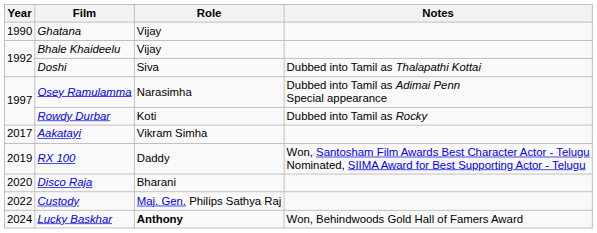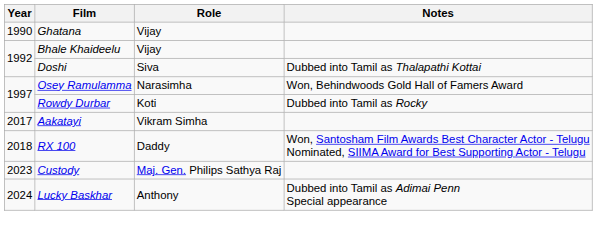(373, 91) Dubbed into Tamil as Adimai Penn Special appearance -> (405, 85) Won, Behindwoods Gold Hall of Famers Award
(20, 158) 2019 -> (20, 146) 2018
- row: (65, 183)
(20, 201) 2022 -> (20, 170) 2023
(160, 219) bold -> (158, 194) normal
(405, 219) Won, Behindwoods Gold Hall of Famers Award -> (373, 194) Dubbed into Tamil as Adimai Penn Special appearance
